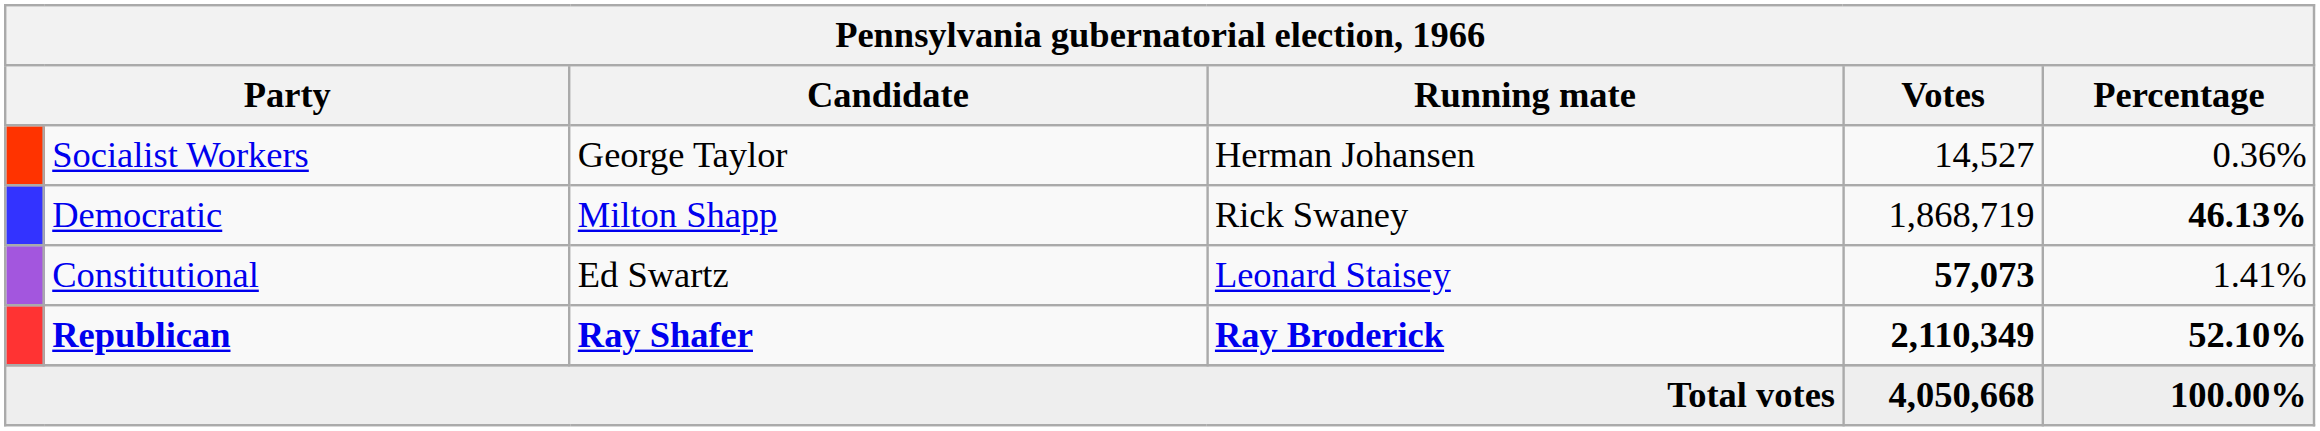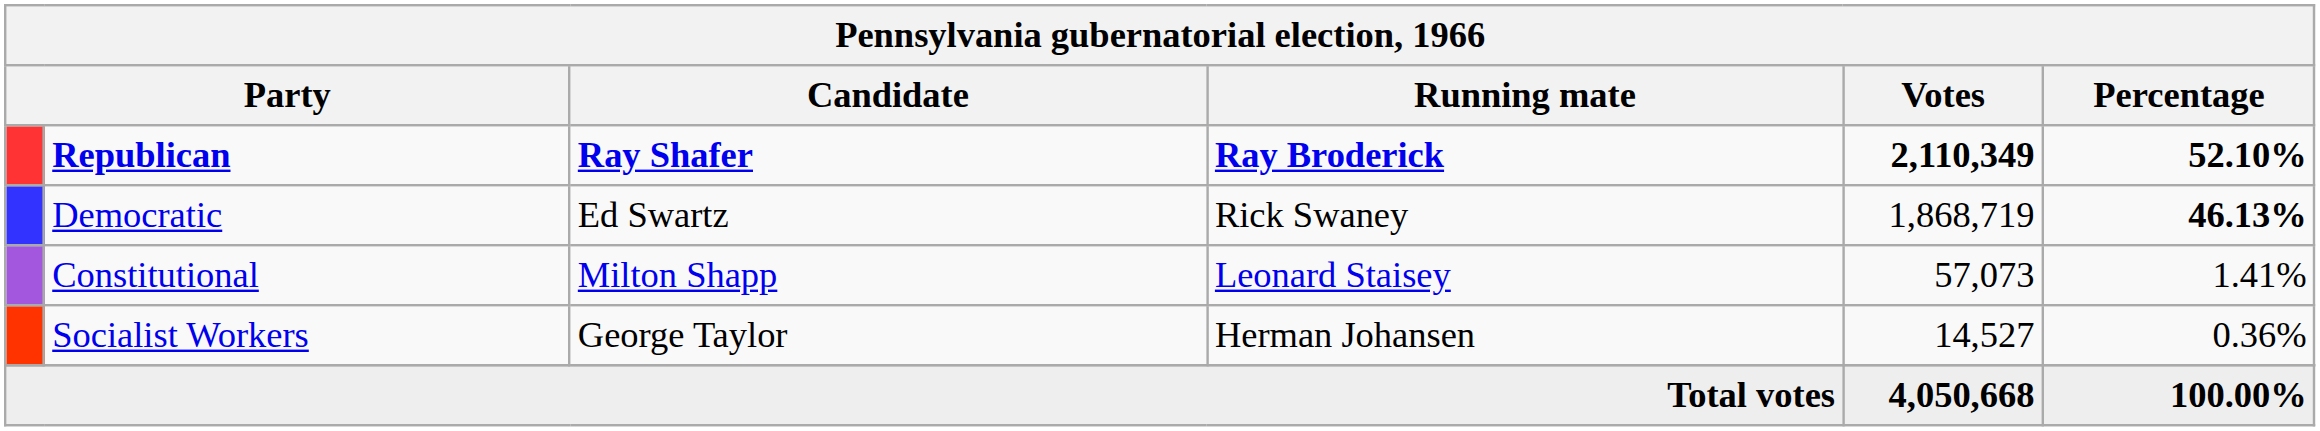rows swapped: (141, 335) <-> (181, 155)
(678, 215) Milton Shapp -> (653, 215) Ed Swartz
(653, 275) Ed Swartz -> (678, 275) Milton Shapp
(1984, 275) bold -> (1984, 275) normal
